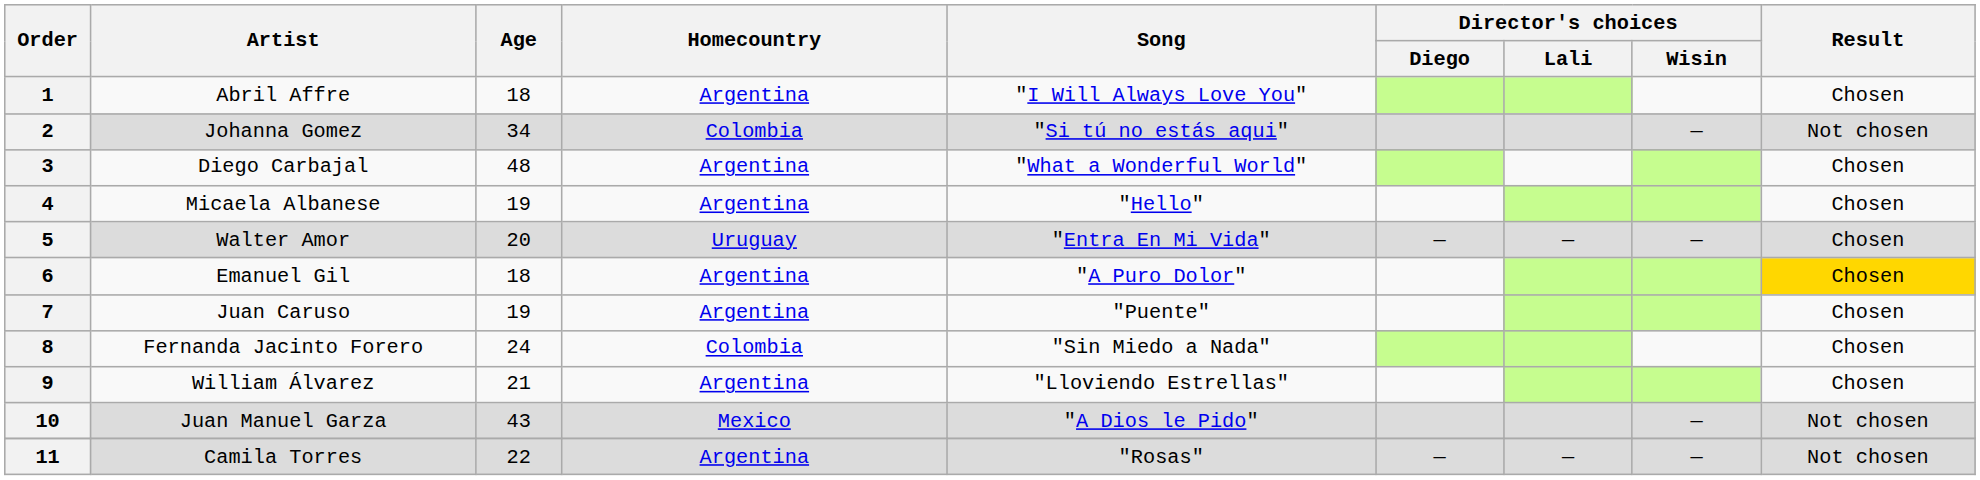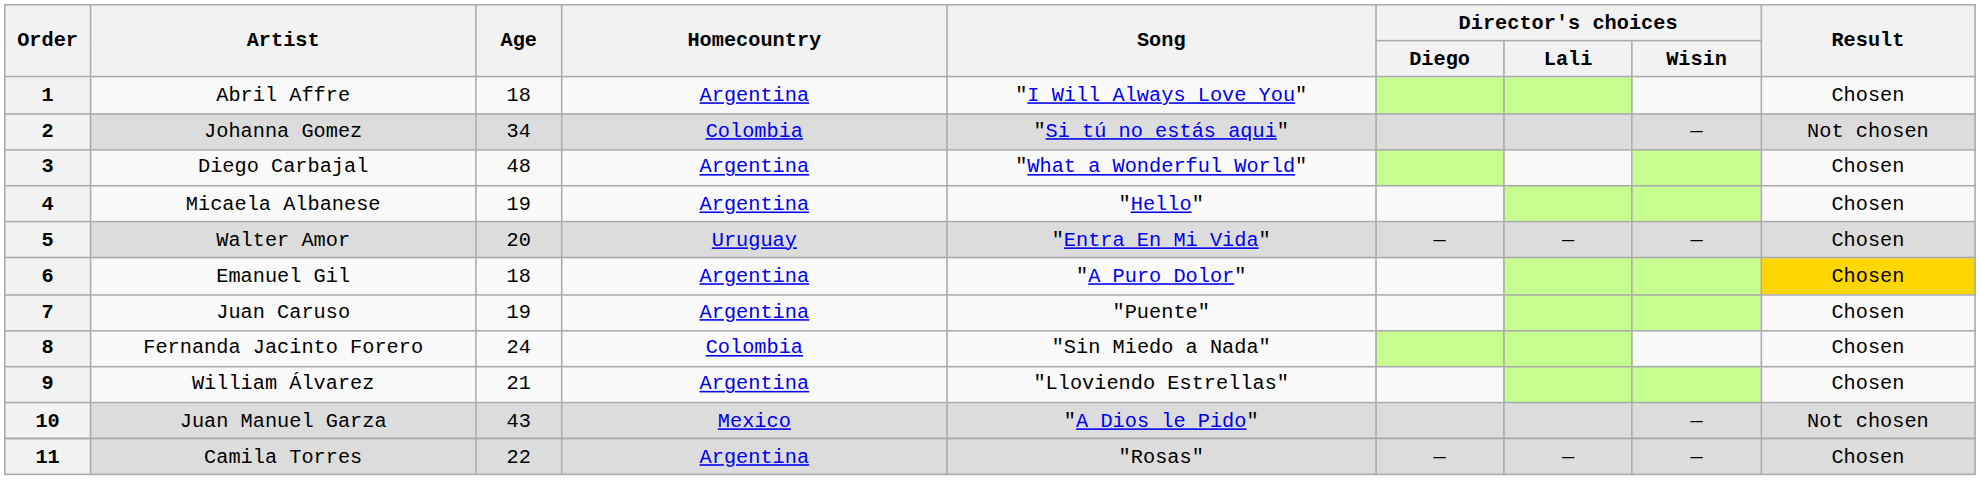(1868, 457) Not chosen -> (1868, 457) Chosen
